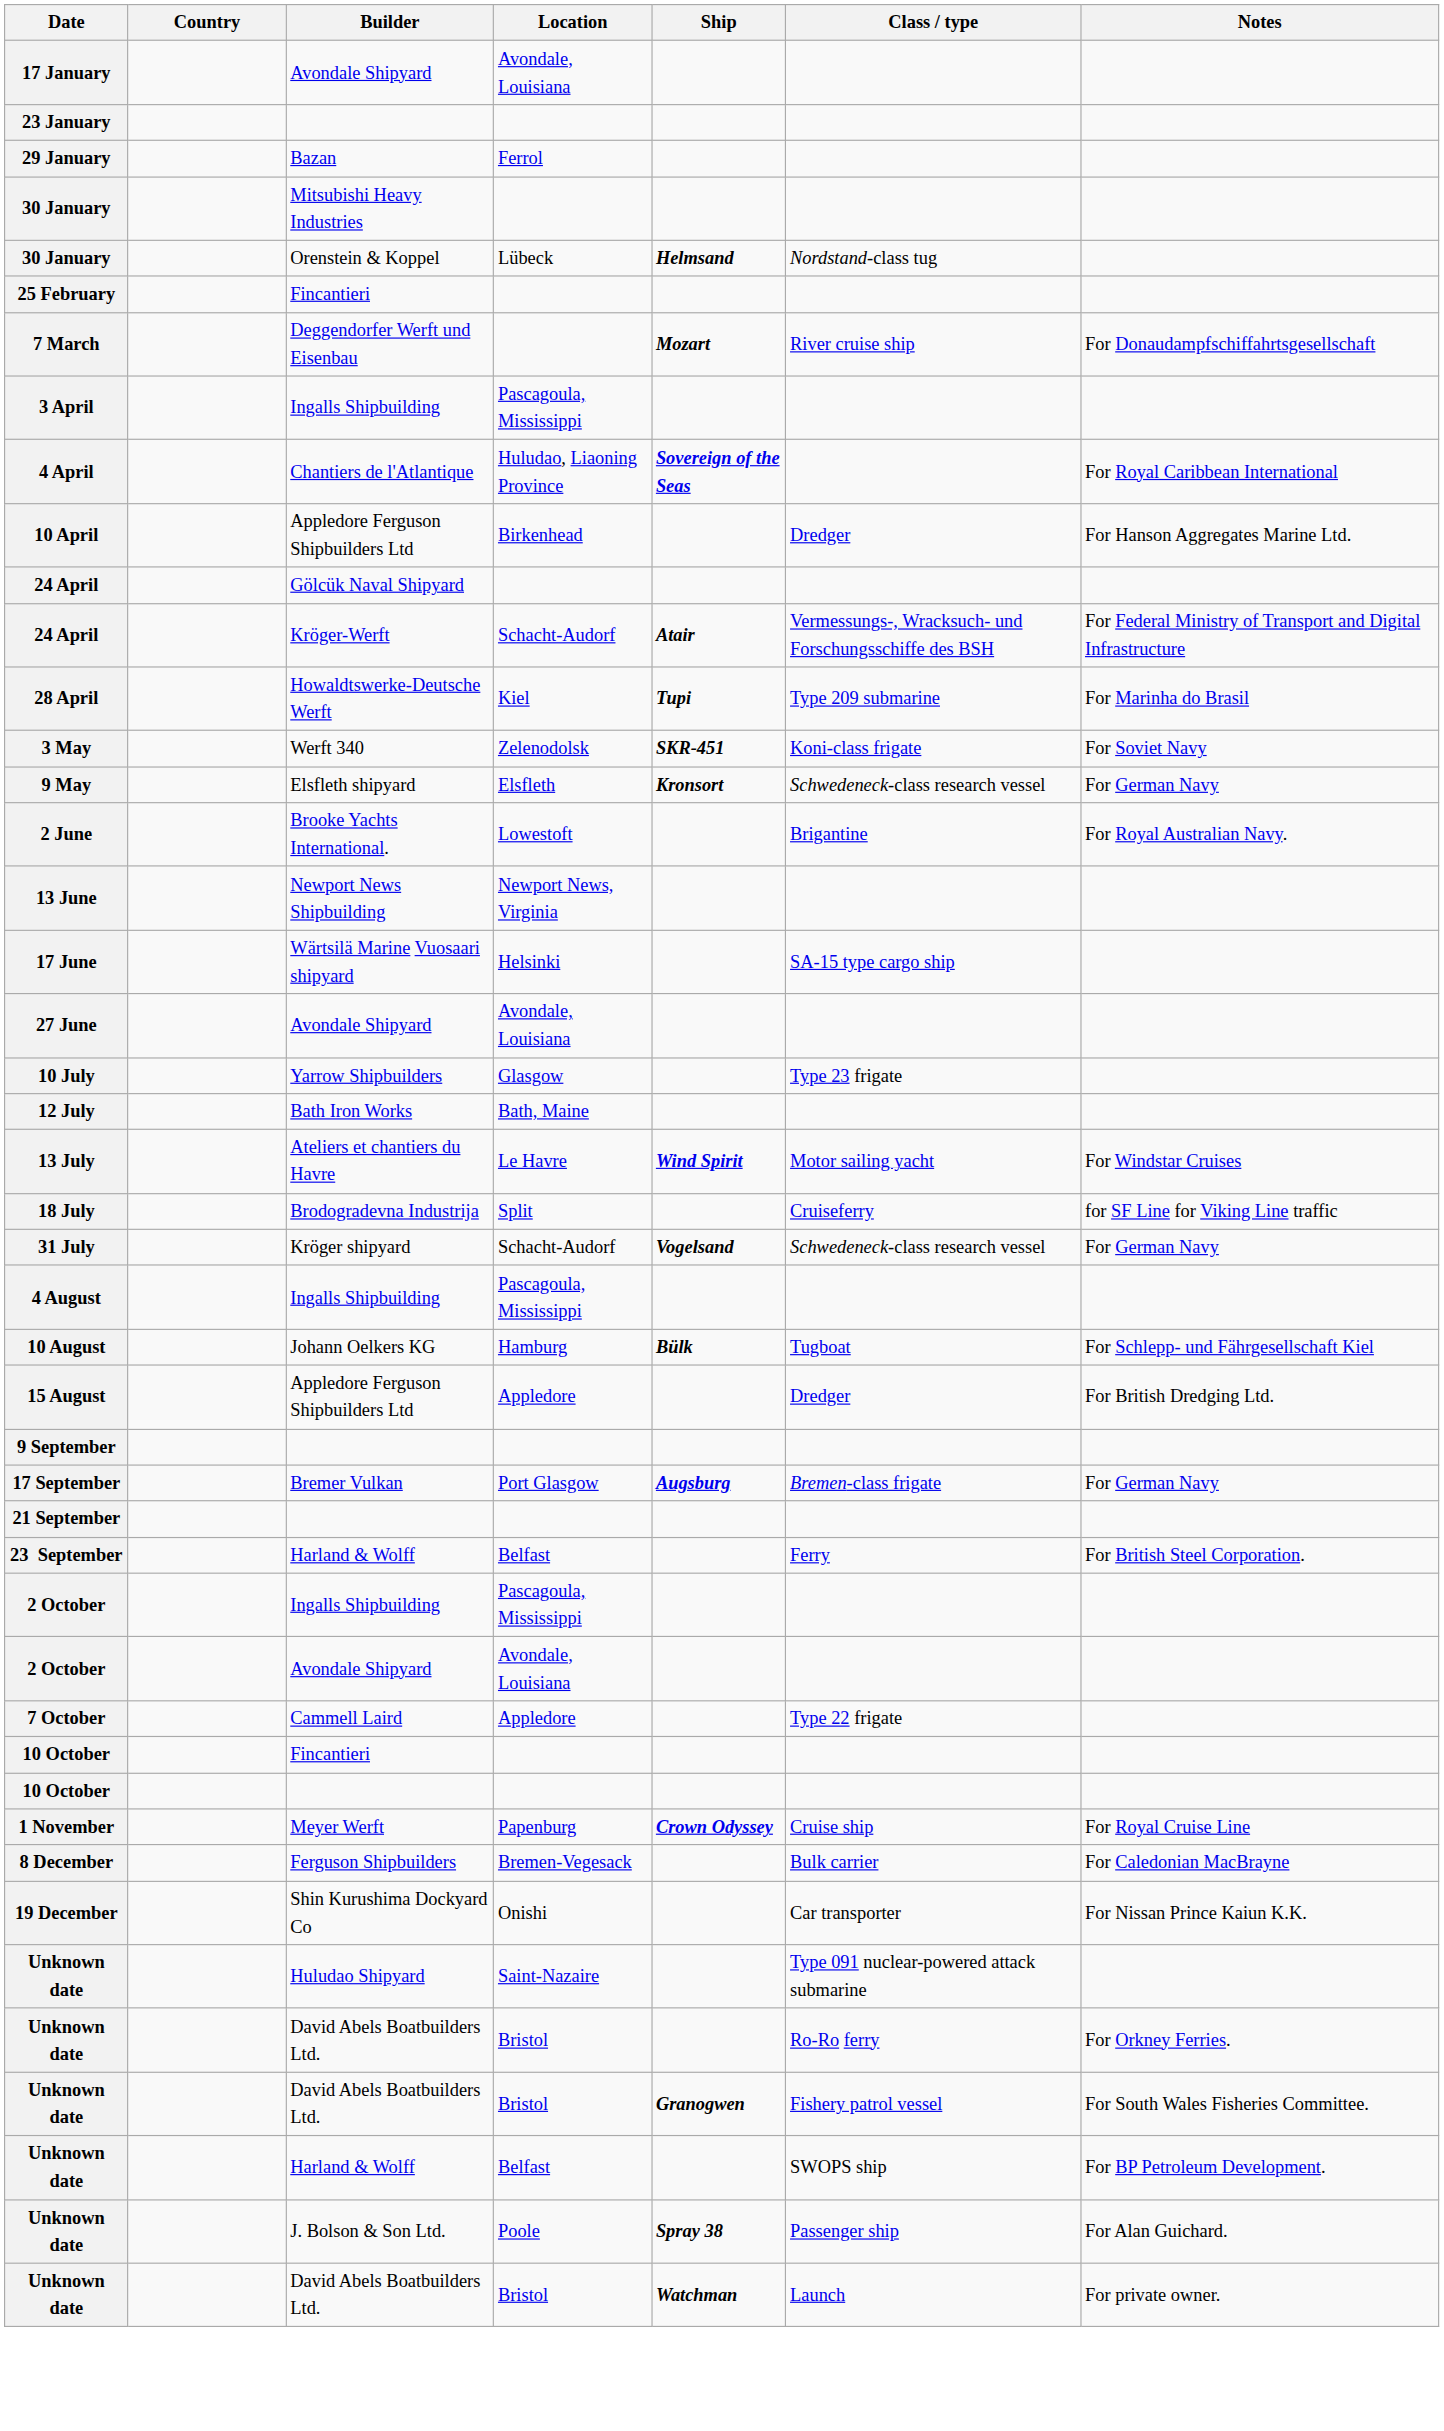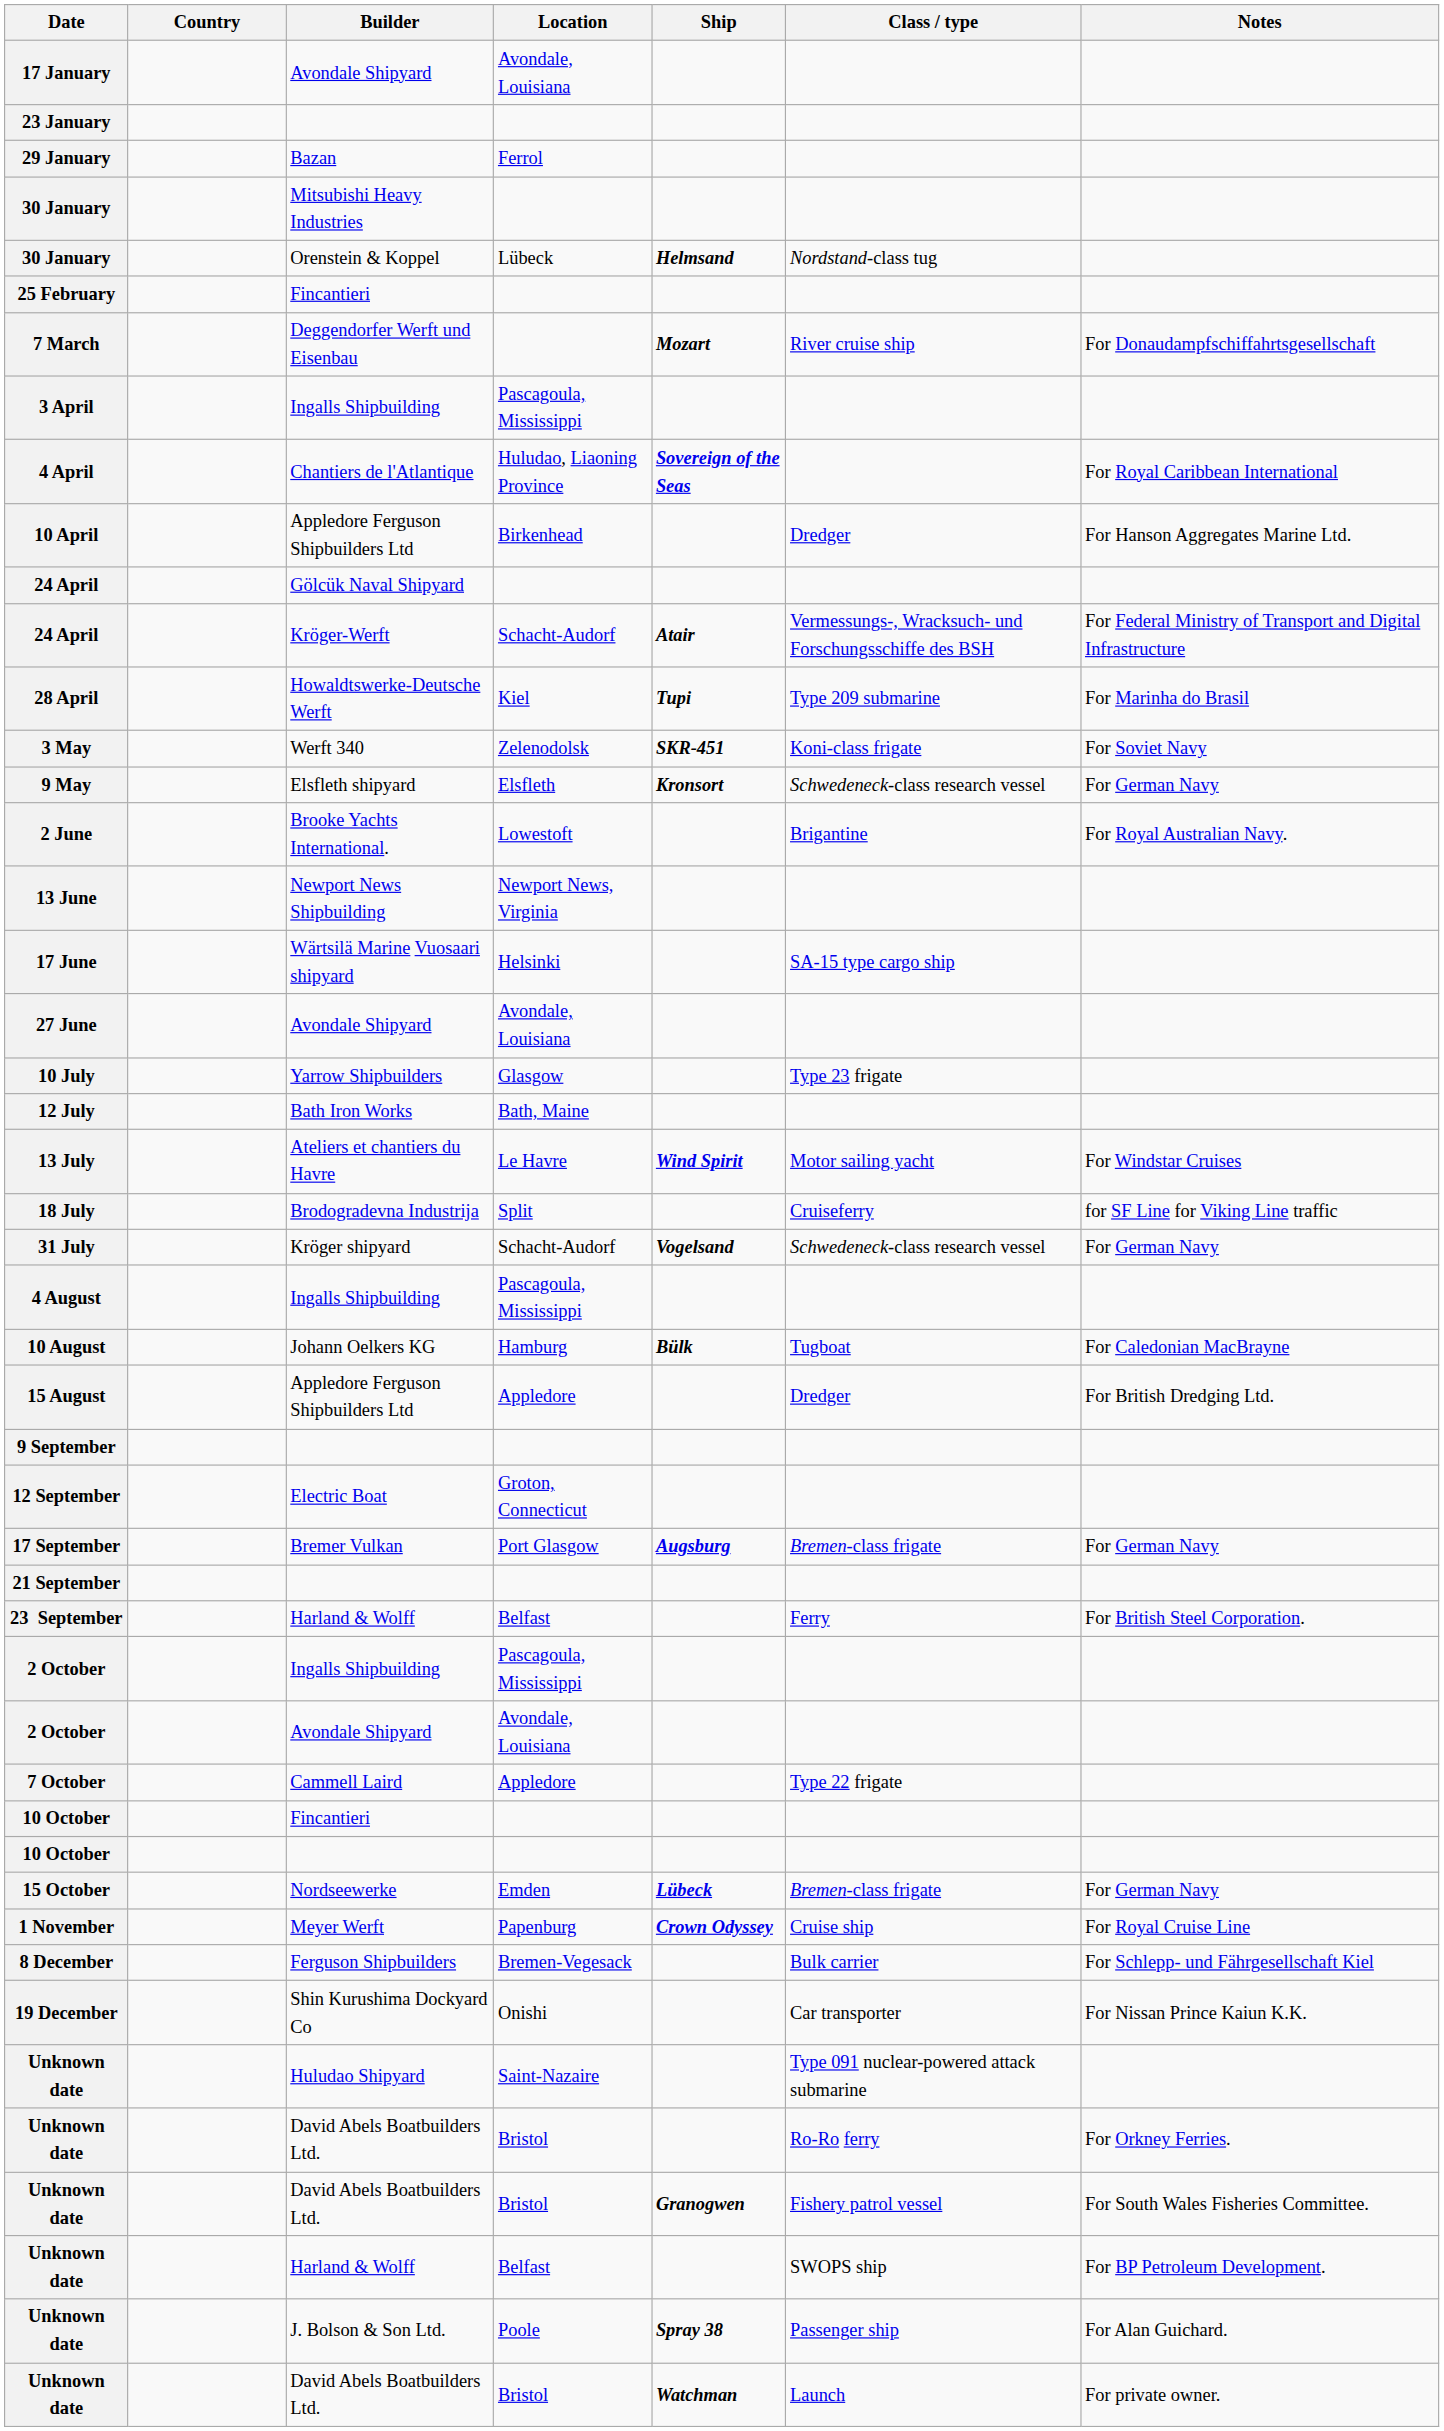(1229, 1347) For Schlepp- und Fährgesellschaft Kiel -> (1187, 1347) For Caledonian MacBrayne
+ row: (66, 1496)
+ row: (66, 1890)
(1187, 1862) For Caledonian MacBrayne -> (1229, 1962) For Schlepp- und Fährgesellschaft Kiel
